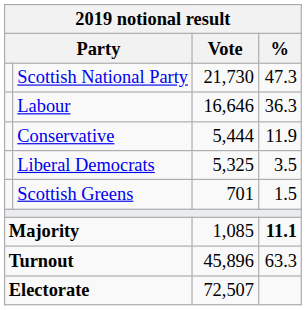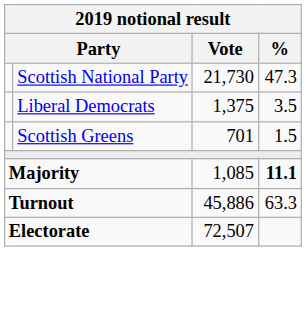- row: (44, 106)
- row: (66, 135)
(233, 164) 5,325 -> (233, 106) 1,375
(229, 261) 45,896 -> (229, 202) 45,886
